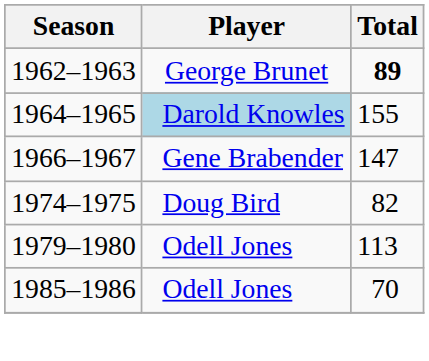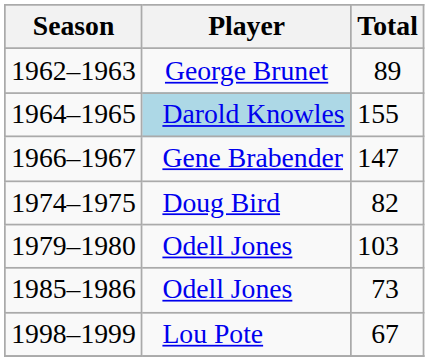(388, 70) bold -> (388, 70) normal
(378, 245) 113 -> (378, 245) 103
(378, 289) 70 -> (378, 289) 73
+ row: (74, 333)
